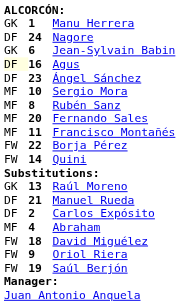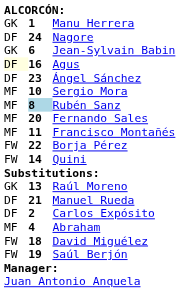(32, 105) no background -> (32, 105) lightblue background
- row: (90, 254)
